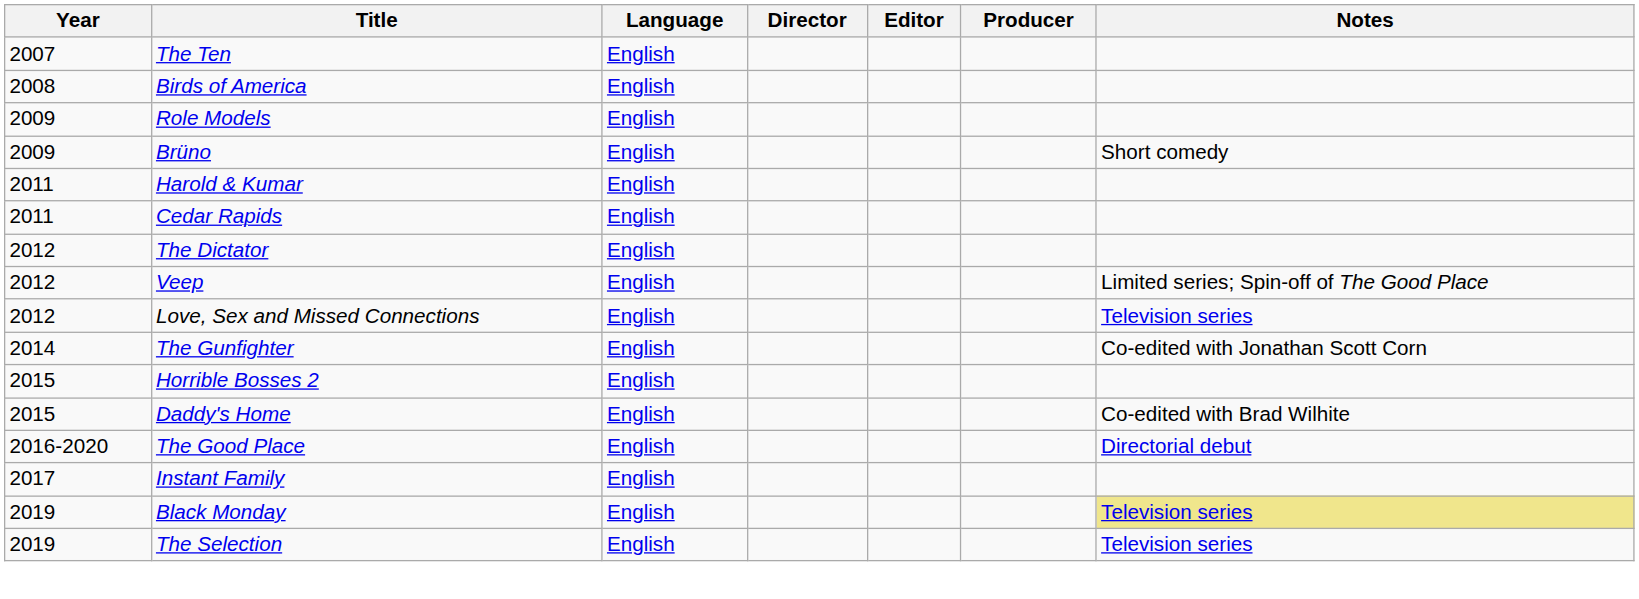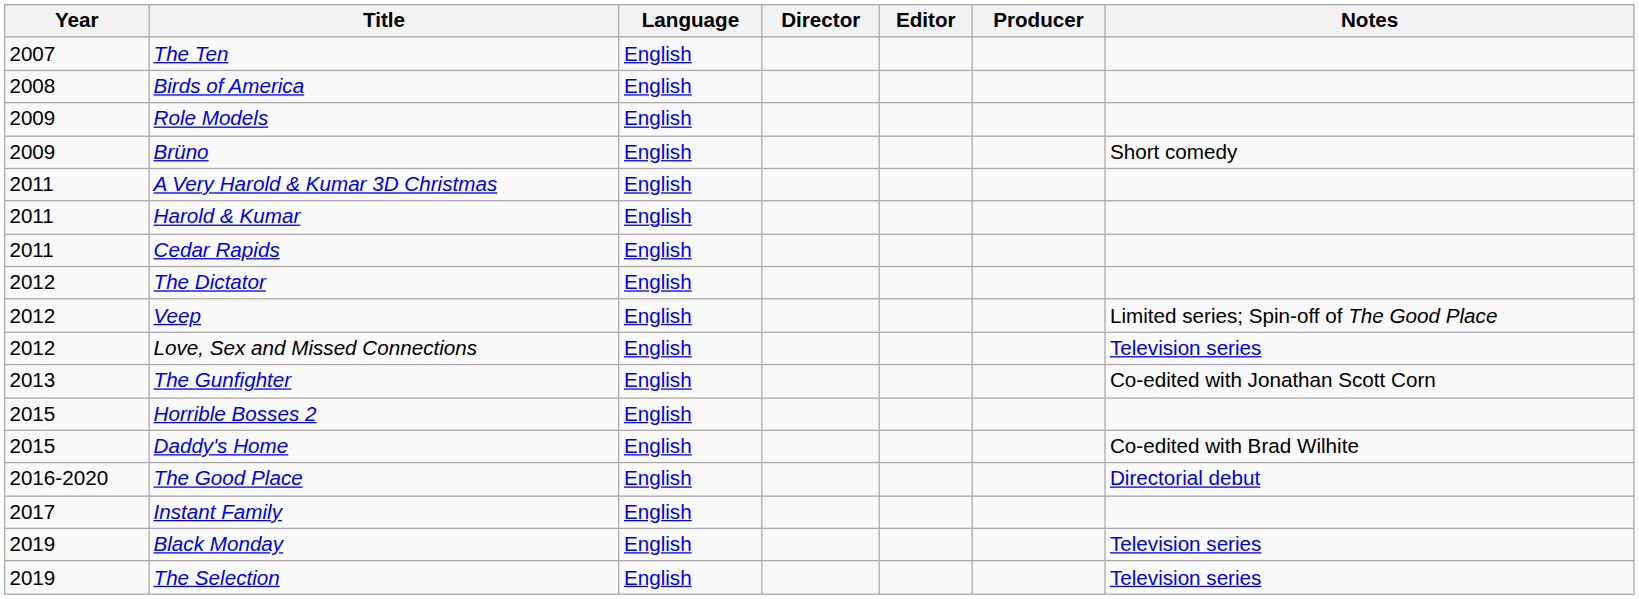+ row: (325, 184)
(32, 348) 2014 -> (32, 380) 2013
(1177, 511) khaki background -> (1186, 544) no background
